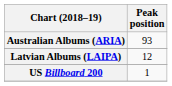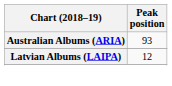- row: (66, 72)
